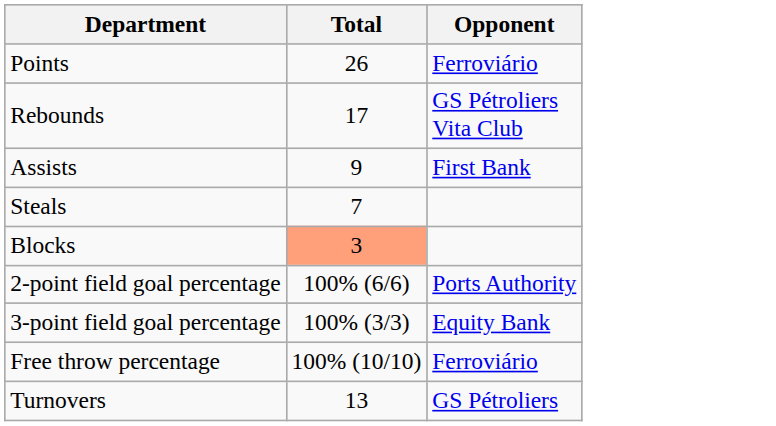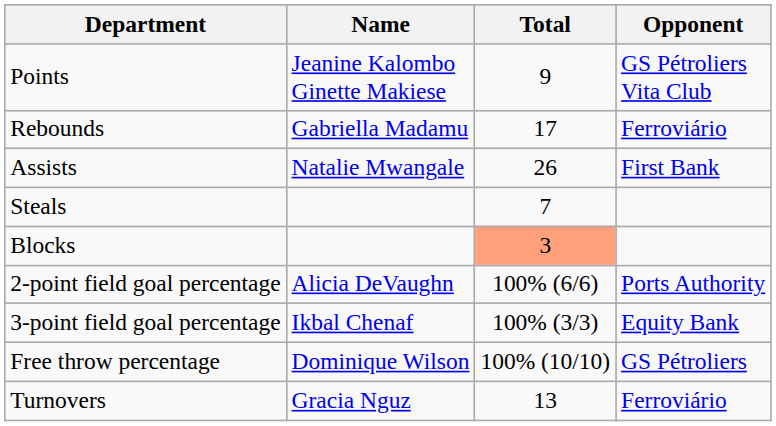+ column: (381, 24)
(356, 62) 26 -> (545, 76) 9
(485, 62) Ferroviário -> (684, 76) GS Pétroliers Vita Club
(495, 115) GS Pétroliers Vita Club -> (674, 129) Ferroviário
(356, 168) 9 -> (545, 168) 26
(485, 361) Ferroviário -> (684, 361) GS Pétroliers
(495, 400) GS Pétroliers -> (674, 400) Ferroviário
